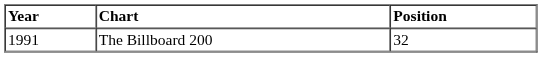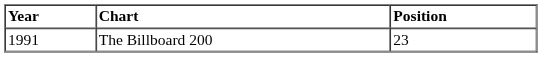(401, 39) 32 -> (401, 39) 23
